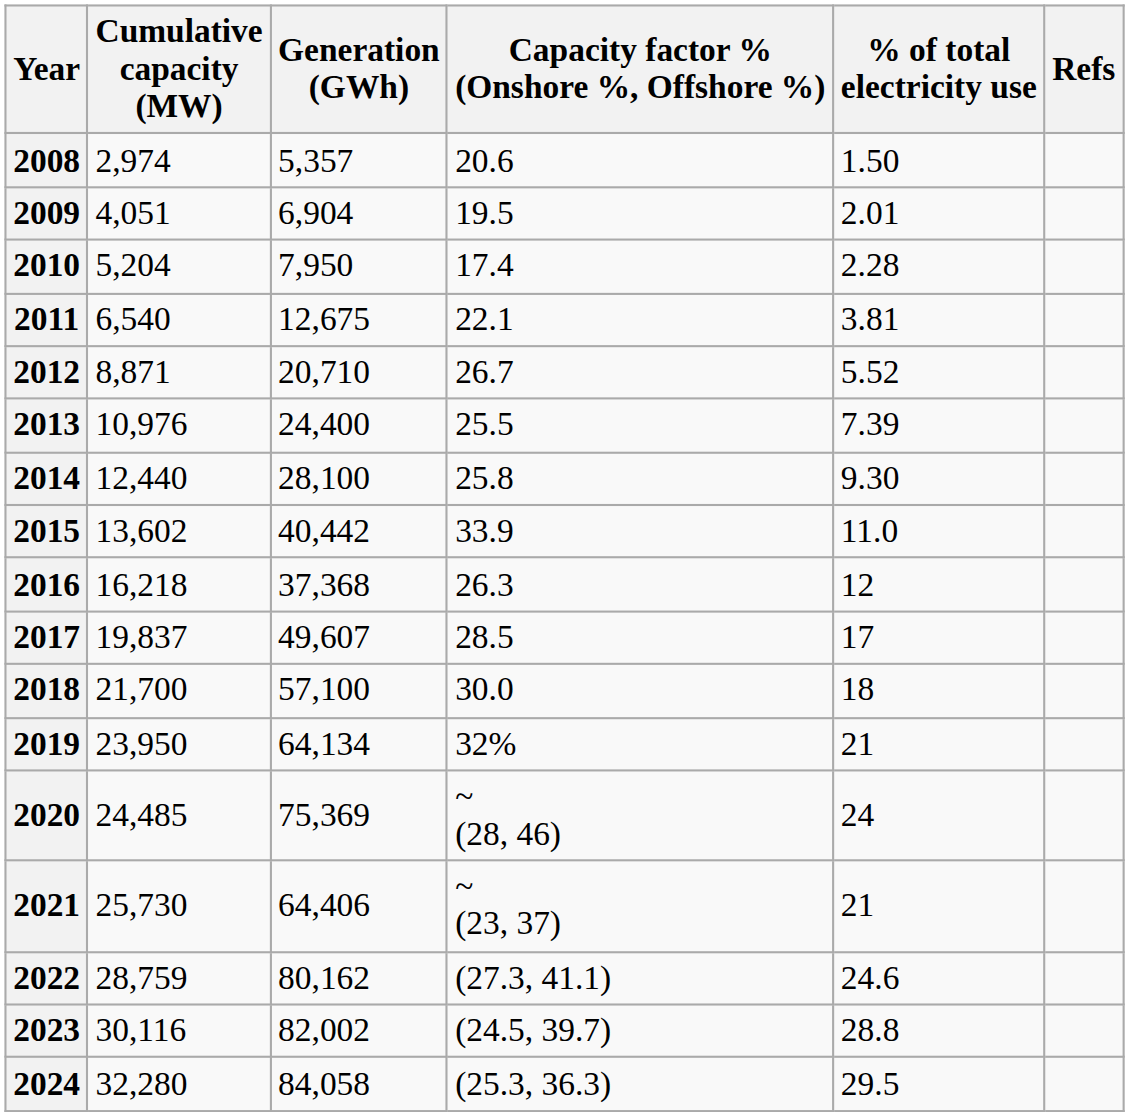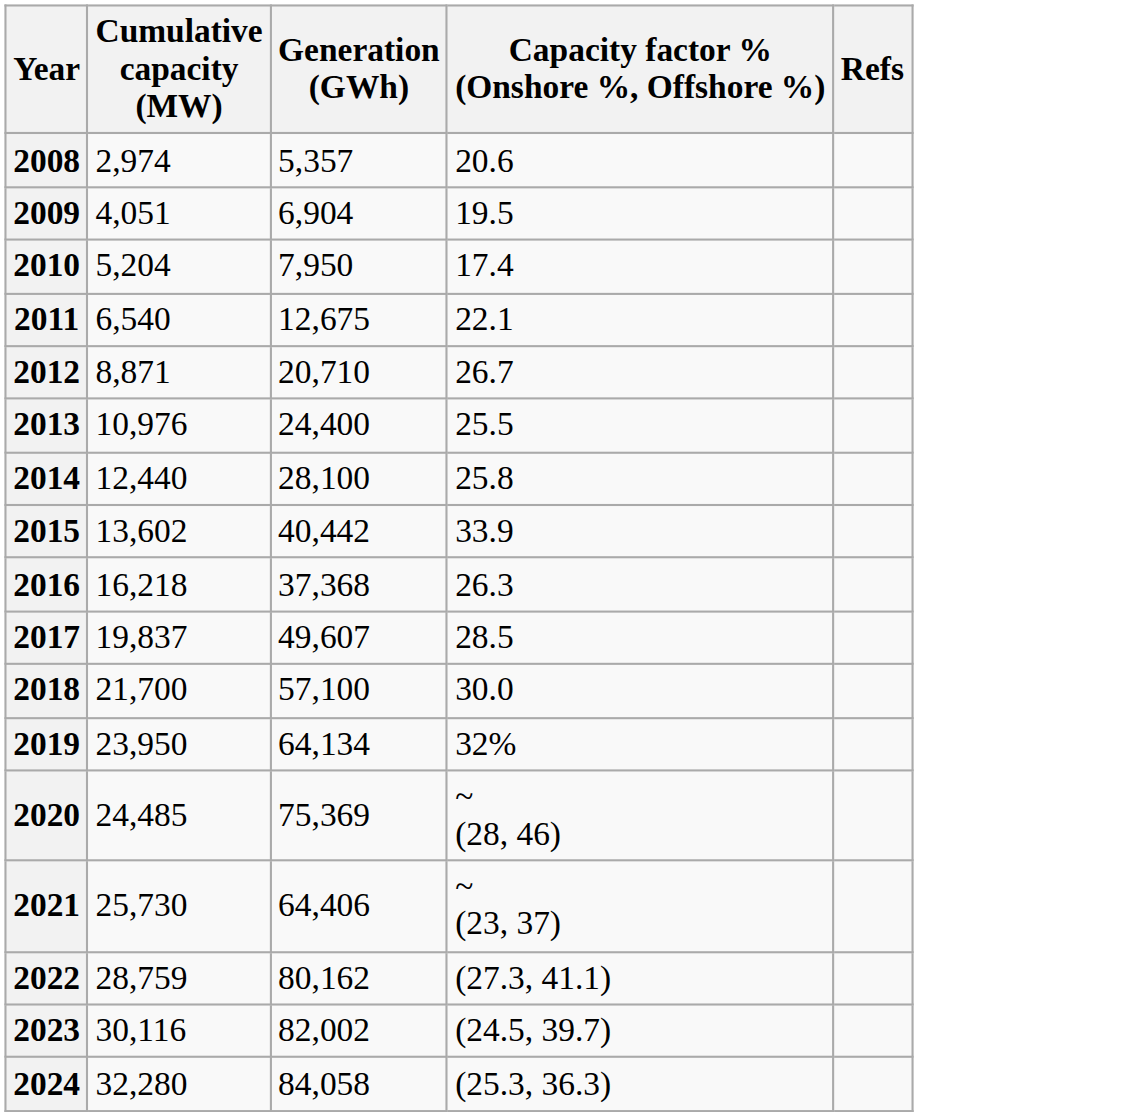- column: (939, 69)
